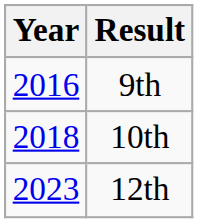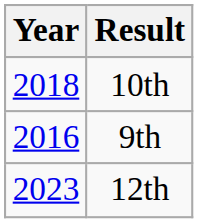rows swapped: (140, 83) <-> (140, 136)
